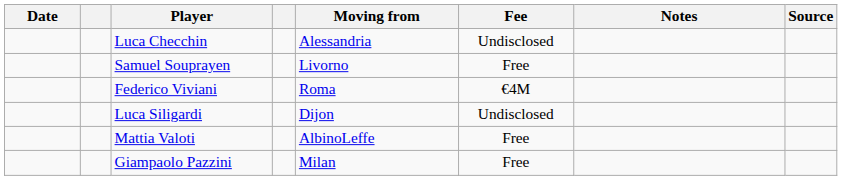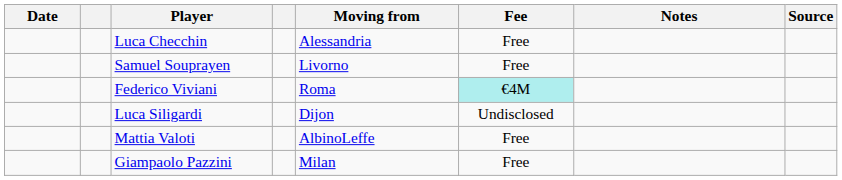(516, 41) Undisclosed -> (516, 41) Free
(516, 89) no background -> (516, 89) paleturquoise background
